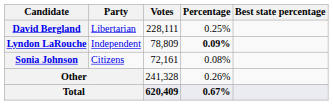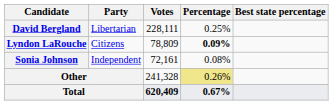(116, 44) Independent -> (108, 44) Citizens
(108, 60) Citizens -> (116, 60) Independent
(217, 76) no background -> (217, 76) khaki background
